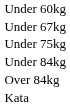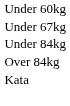- row: (35, 44)
